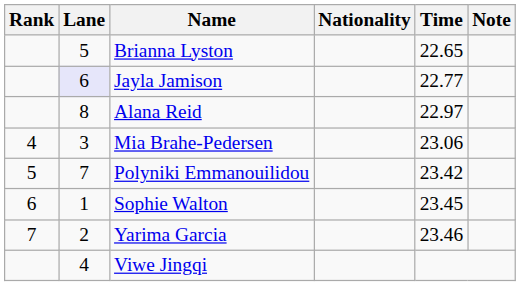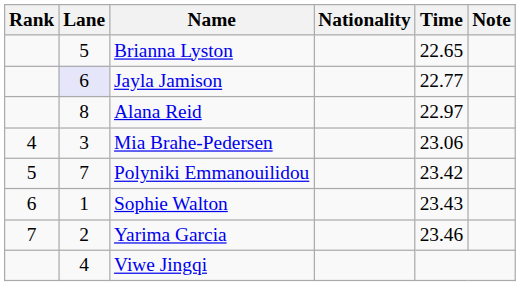(441, 204) 23.45 -> (441, 204) 23.43
